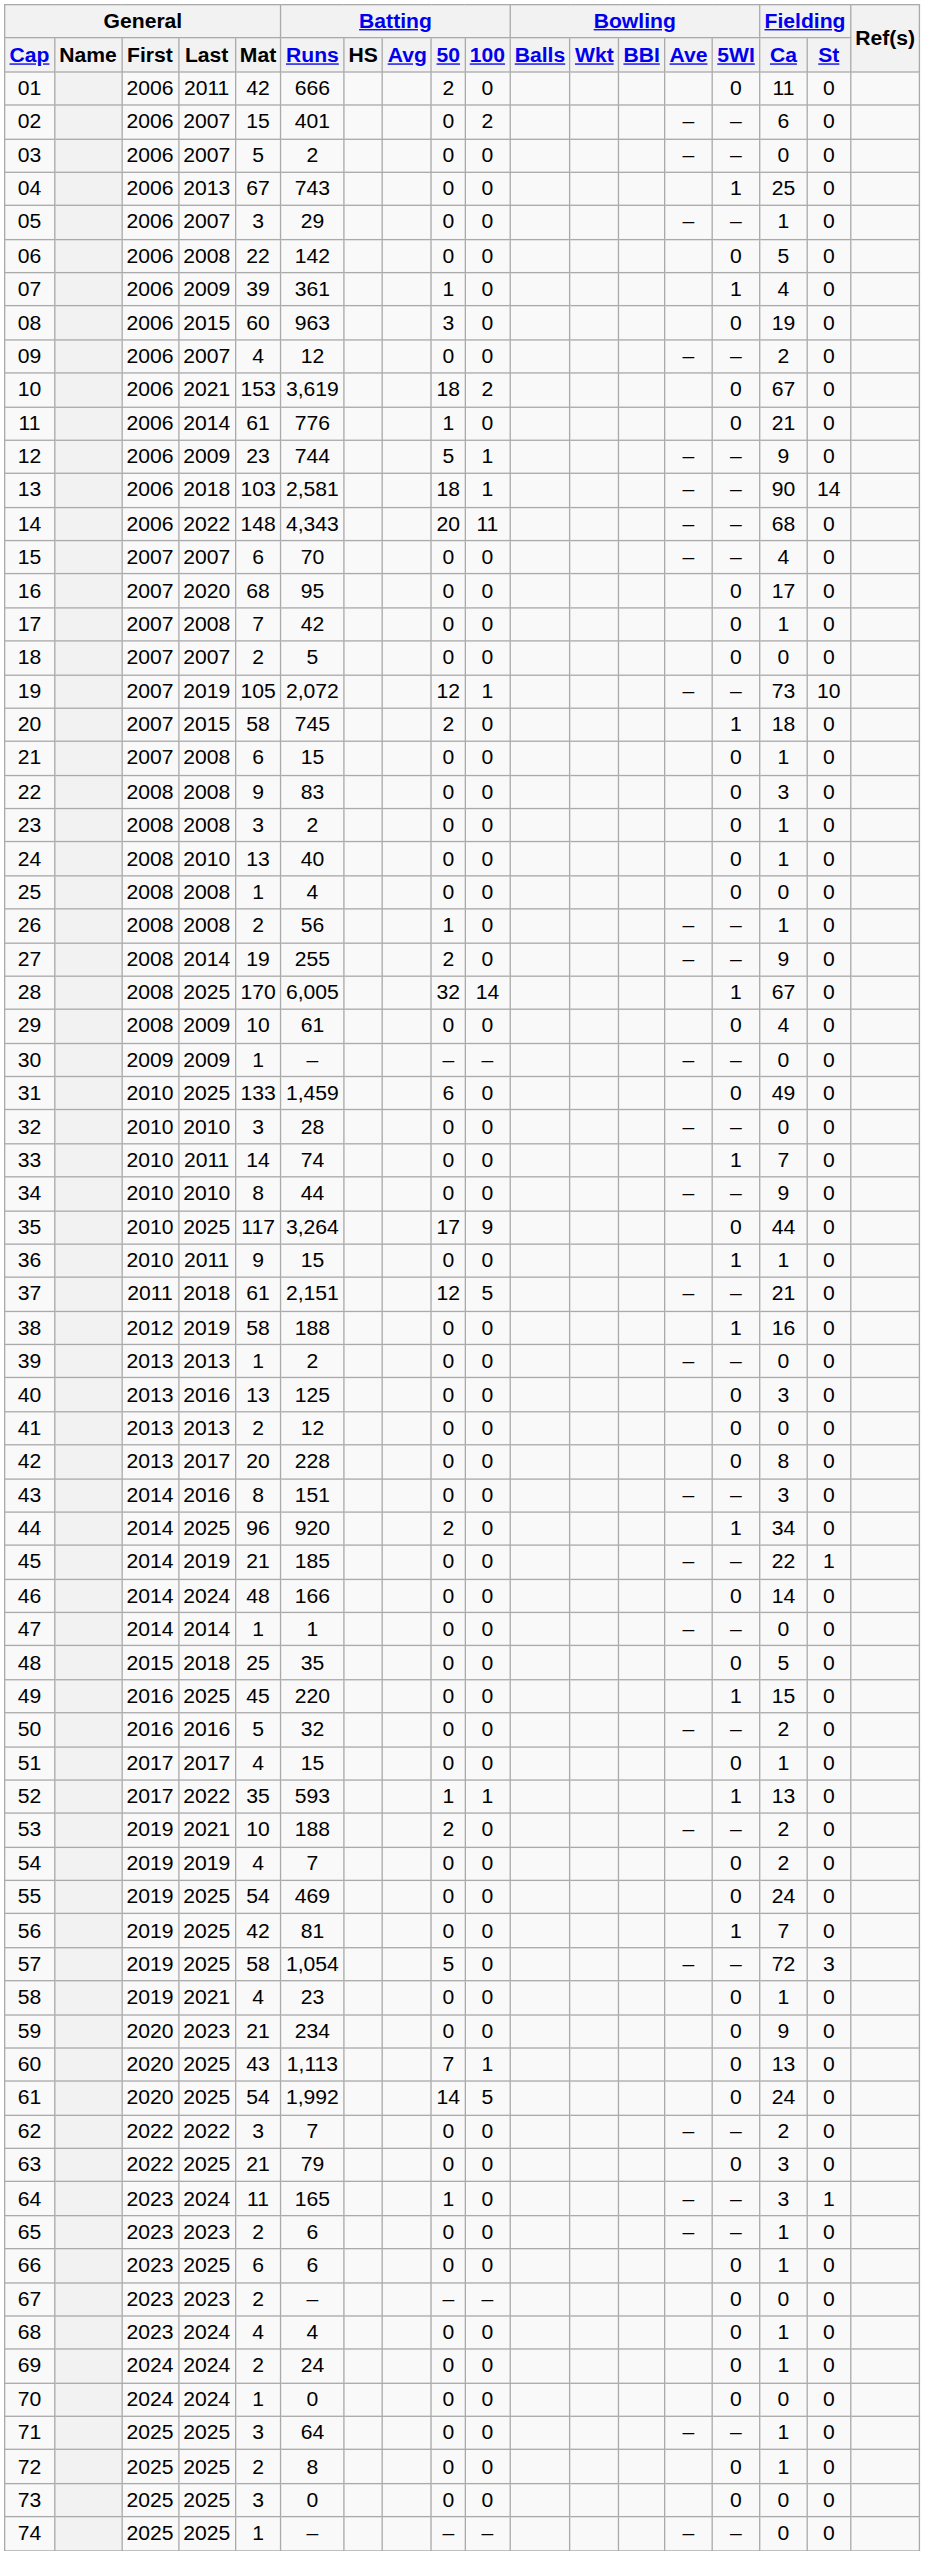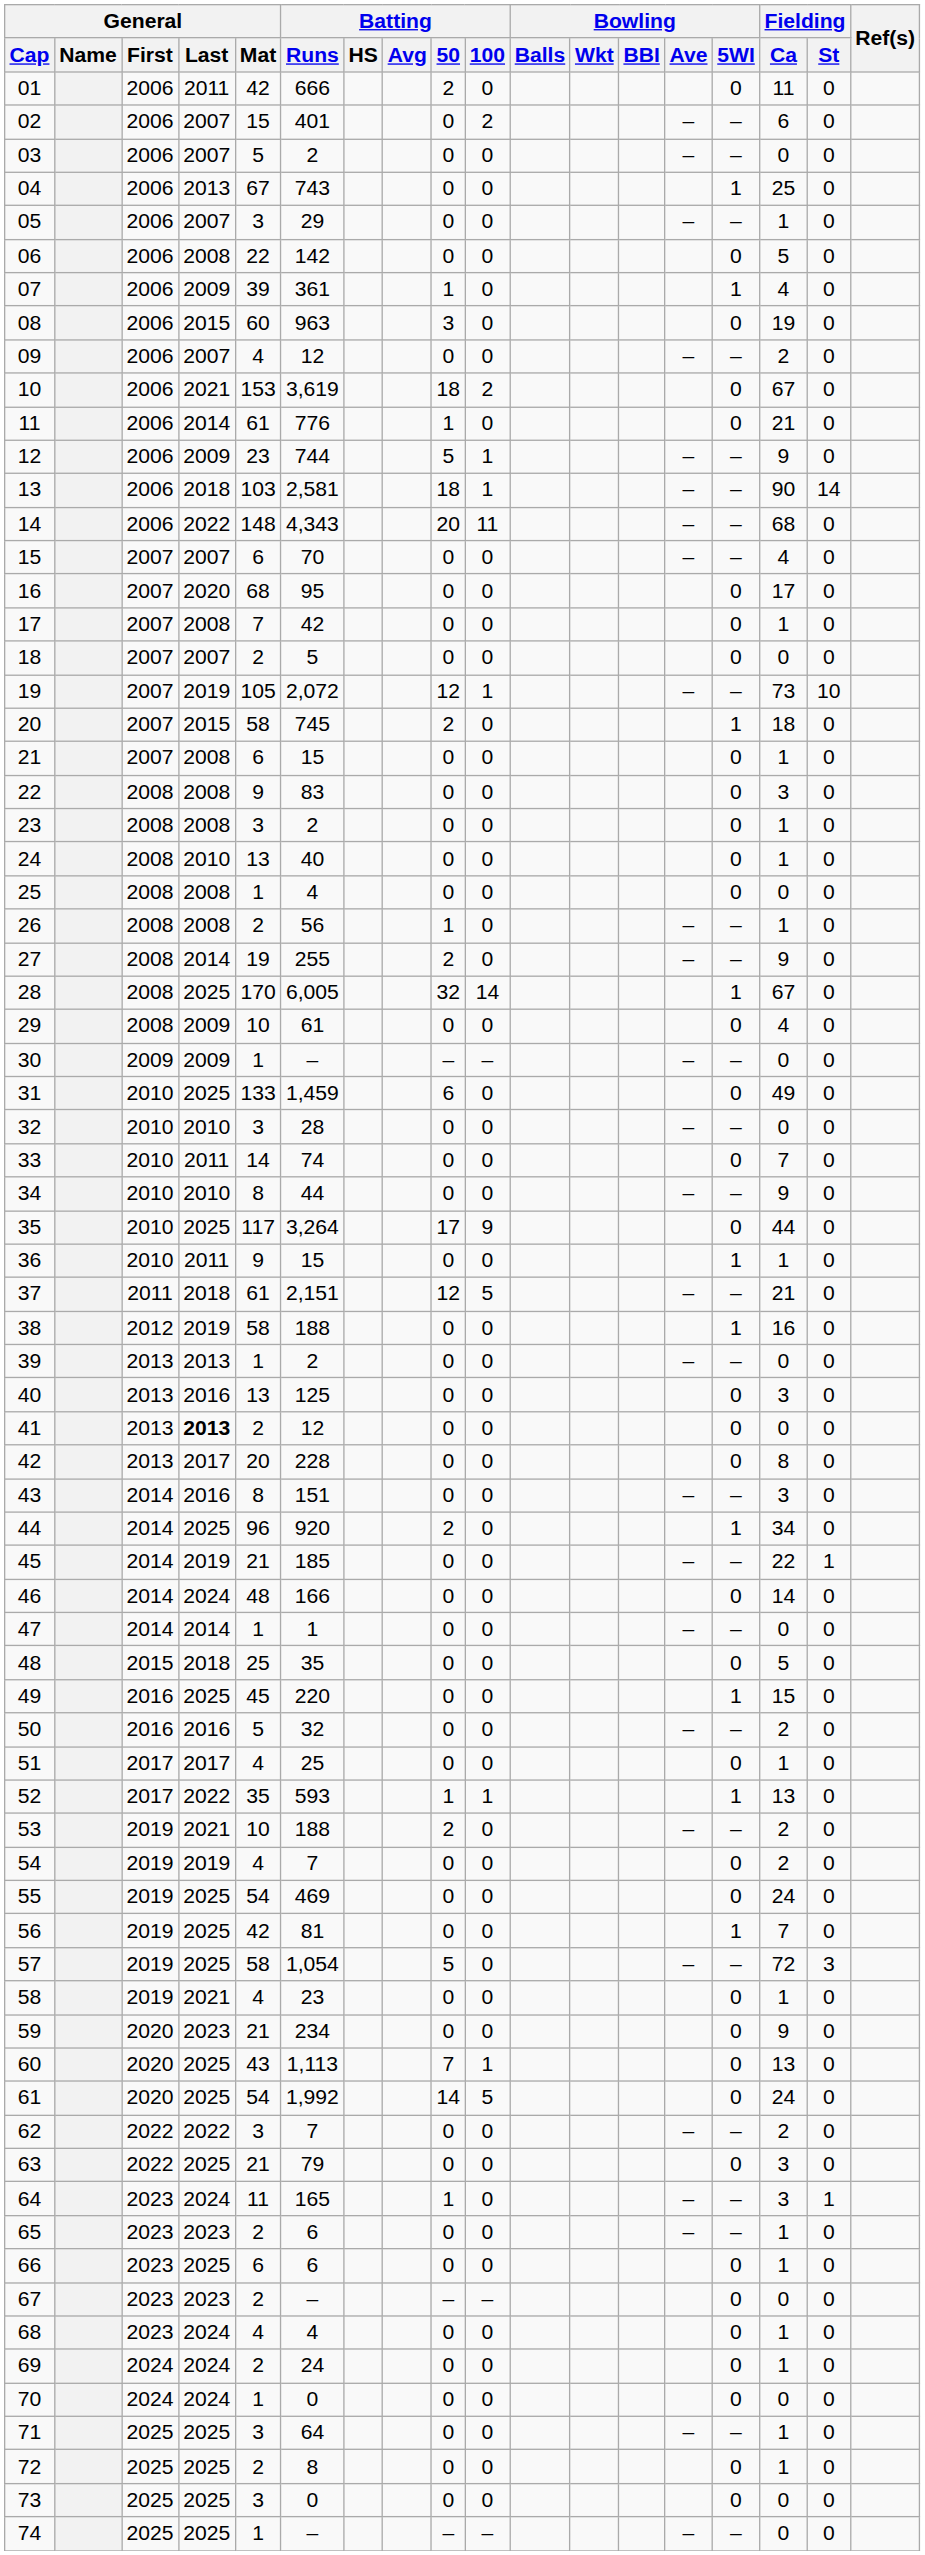(736, 1160) 1 -> (736, 1160) 0
(207, 1428) normal -> (207, 1428) bold
(312, 1762) 15 -> (312, 1762) 25
